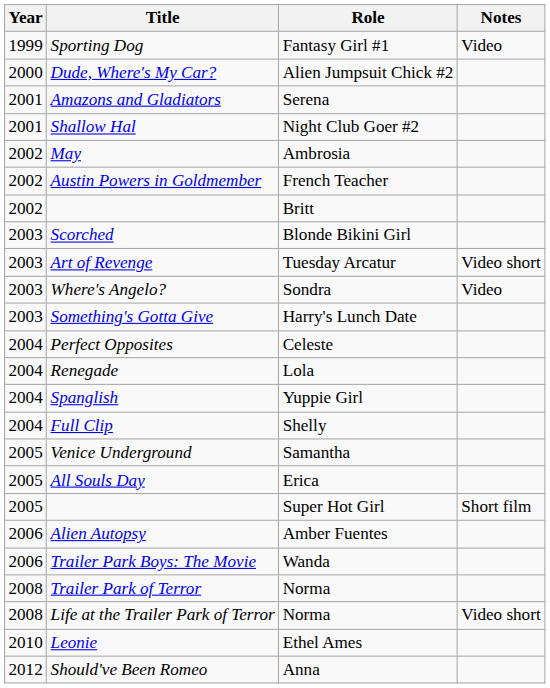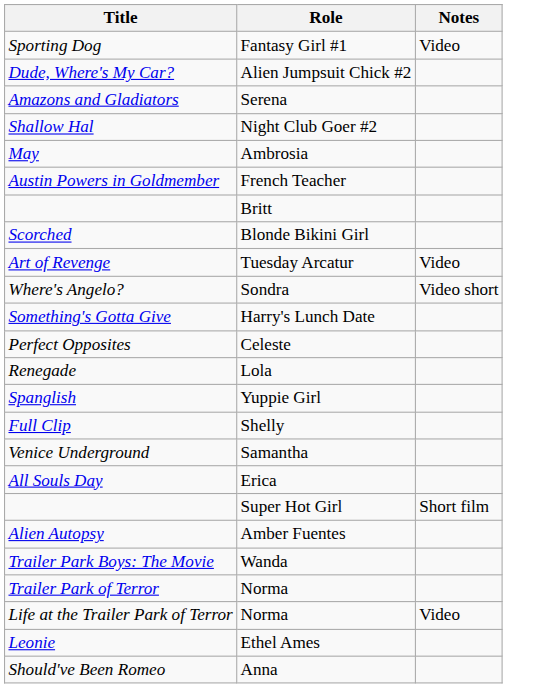- column: (26, 18)
(501, 262) Video short -> (440, 262) Video
(482, 289) Video -> (459, 289) Video short
(501, 615) Video short -> (440, 615) Video
